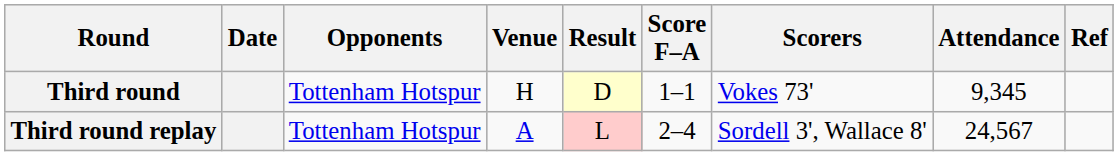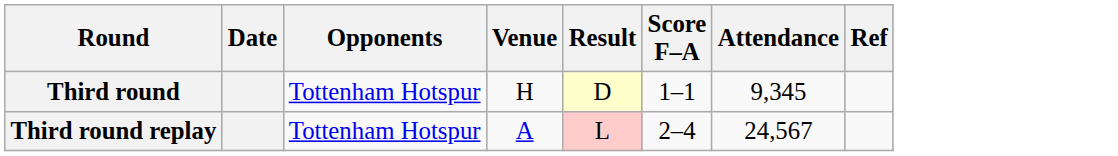- column: (822, 38)
